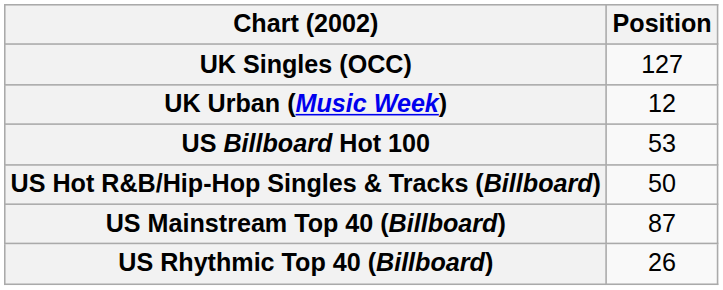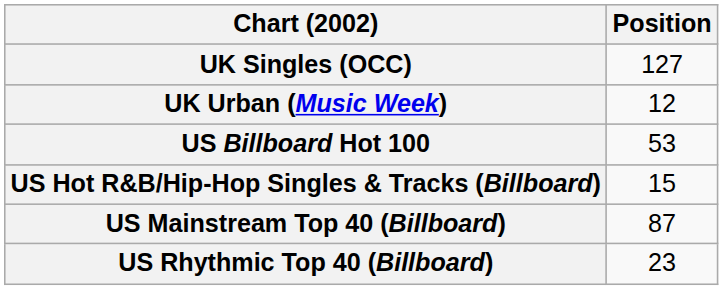(662, 183) 50 -> (662, 183) 15
(662, 263) 26 -> (662, 263) 23
